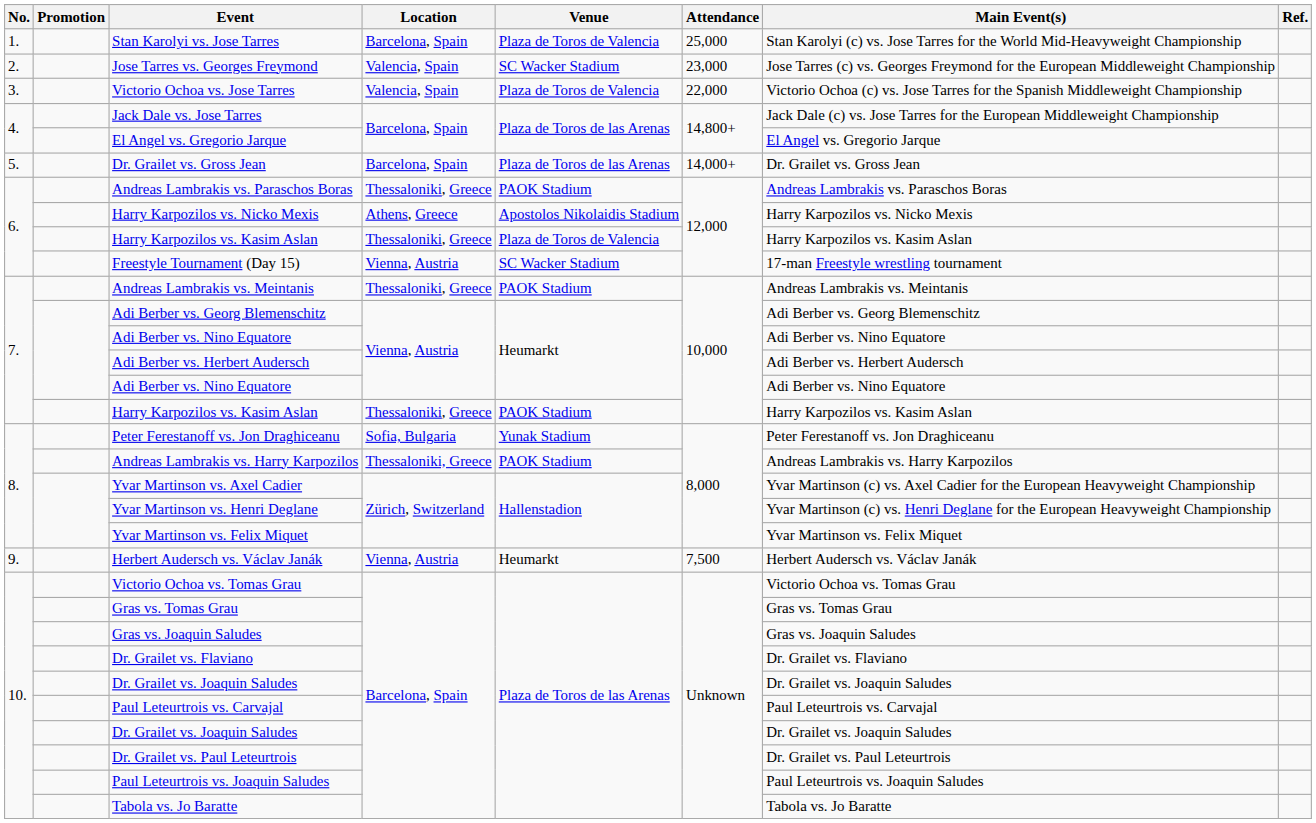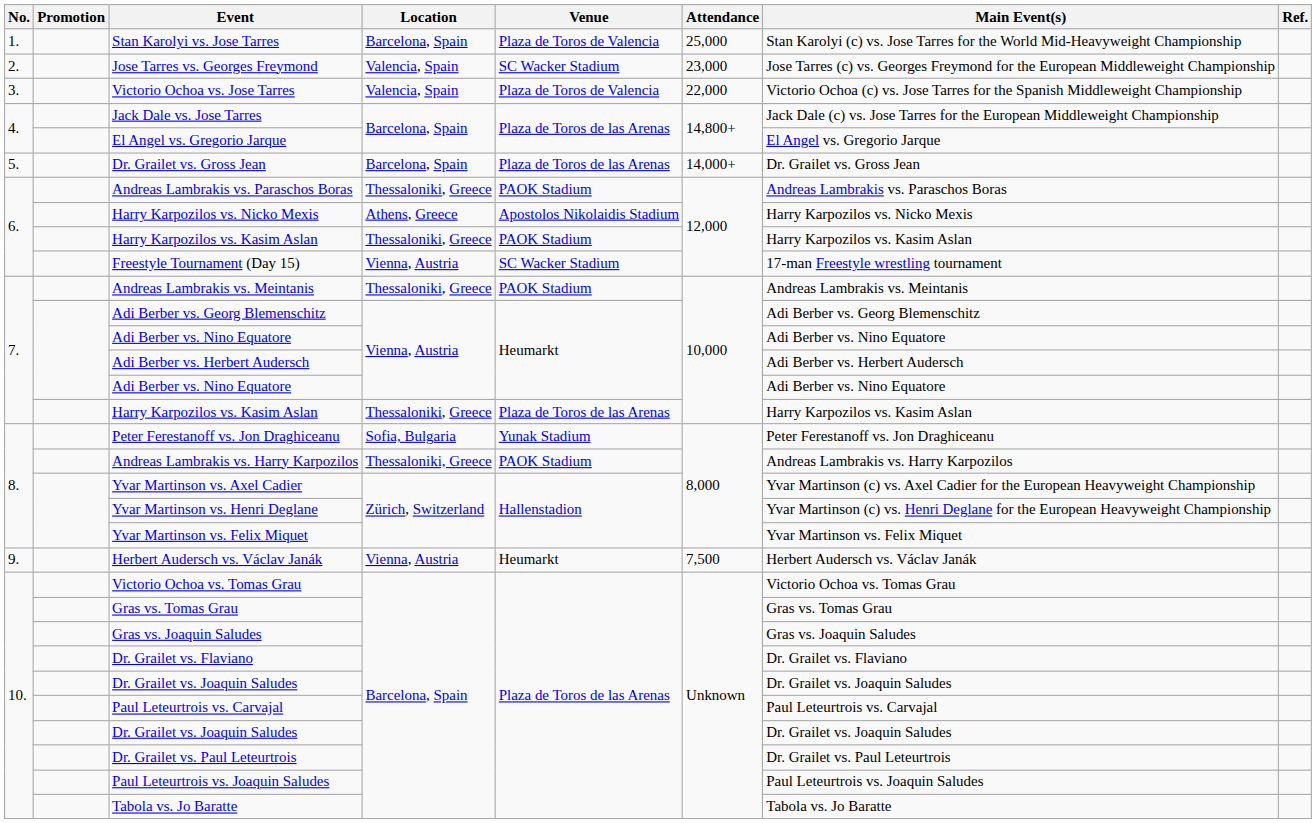(579, 238) Plaza de Toros de Valencia -> (545, 238) PAOK Stadium
(545, 411) PAOK Stadium -> (584, 411) Plaza de Toros de las Arenas
